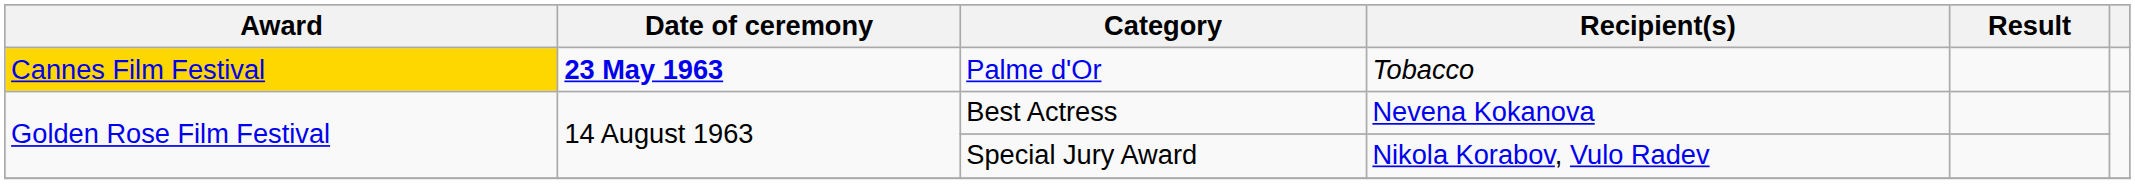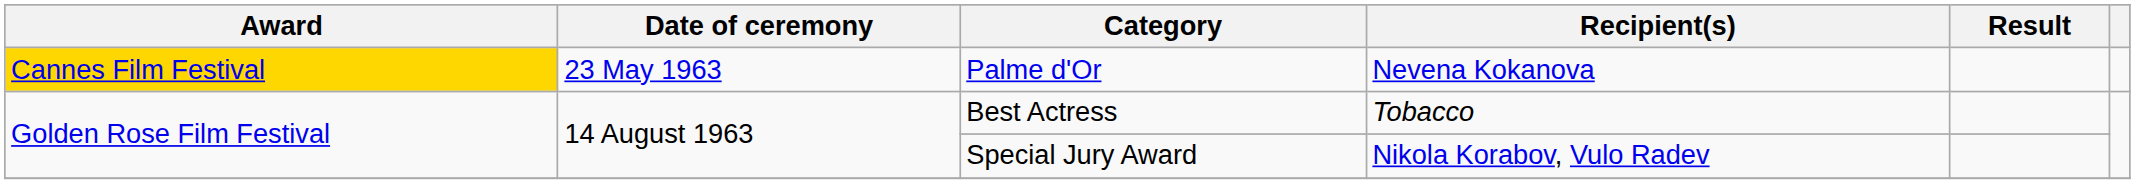(644, 69) bold -> (643, 69) normal
(1423, 69) Tobacco -> (1484, 69) Nevena Kokanova
(1484, 112) Nevena Kokanova -> (1423, 112) Tobacco
